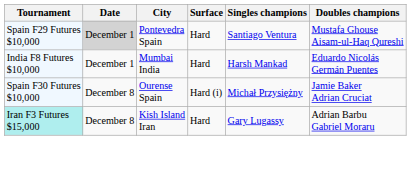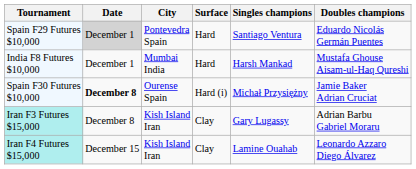(358, 35) Mustafa Ghouse Aisam-ul-Haq Qureshi -> (350, 35) Eduardo Nicolás Germán Puentes
(345, 64) Eduardo Nicolás Germán Puentes -> (363, 64) Mustafa Ghouse Aisam-ul-Haq Qureshi
(110, 92) normal -> (111, 92) bold
(200, 121) Hard -> (204, 121) Clay
+ row: (38, 149)
